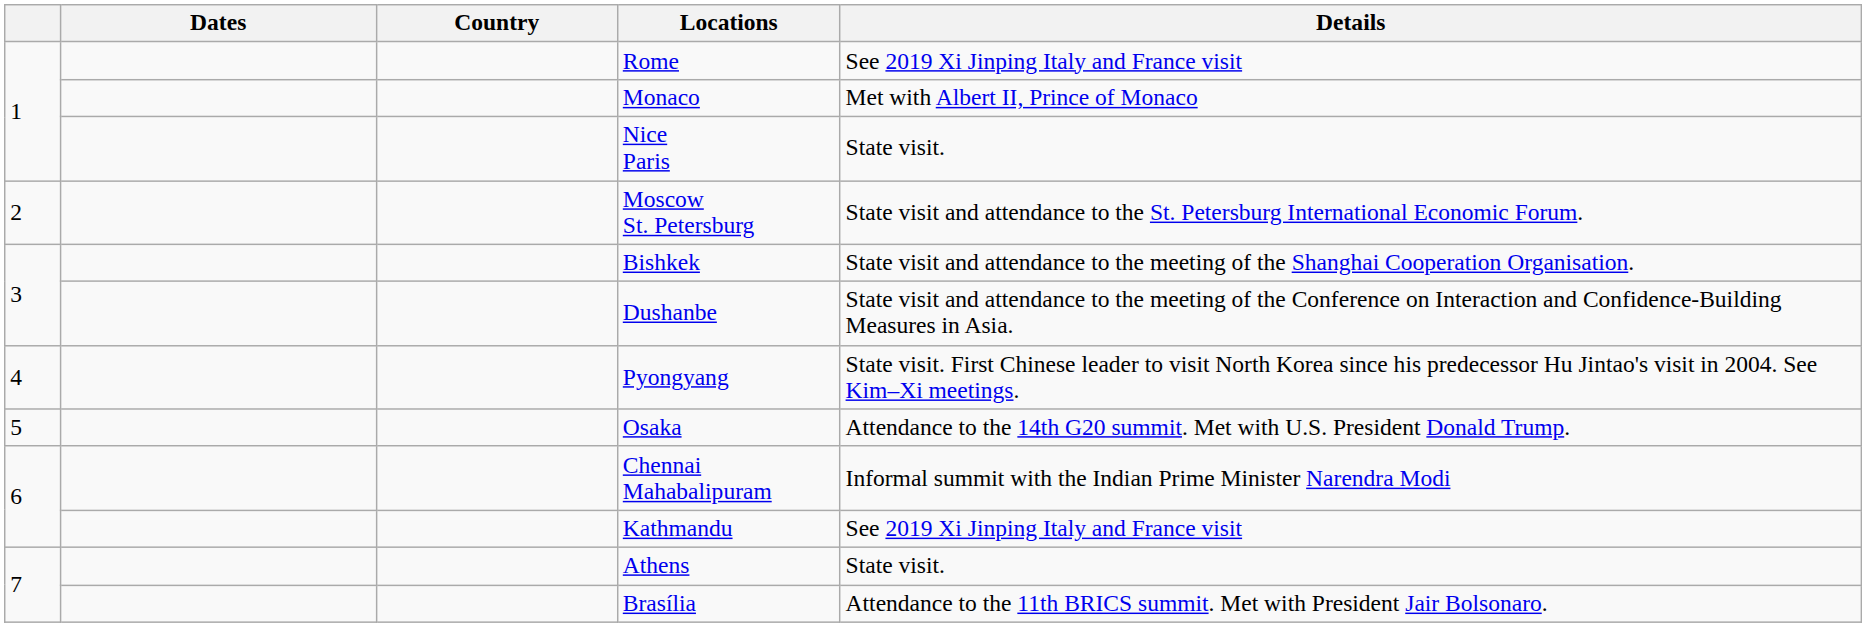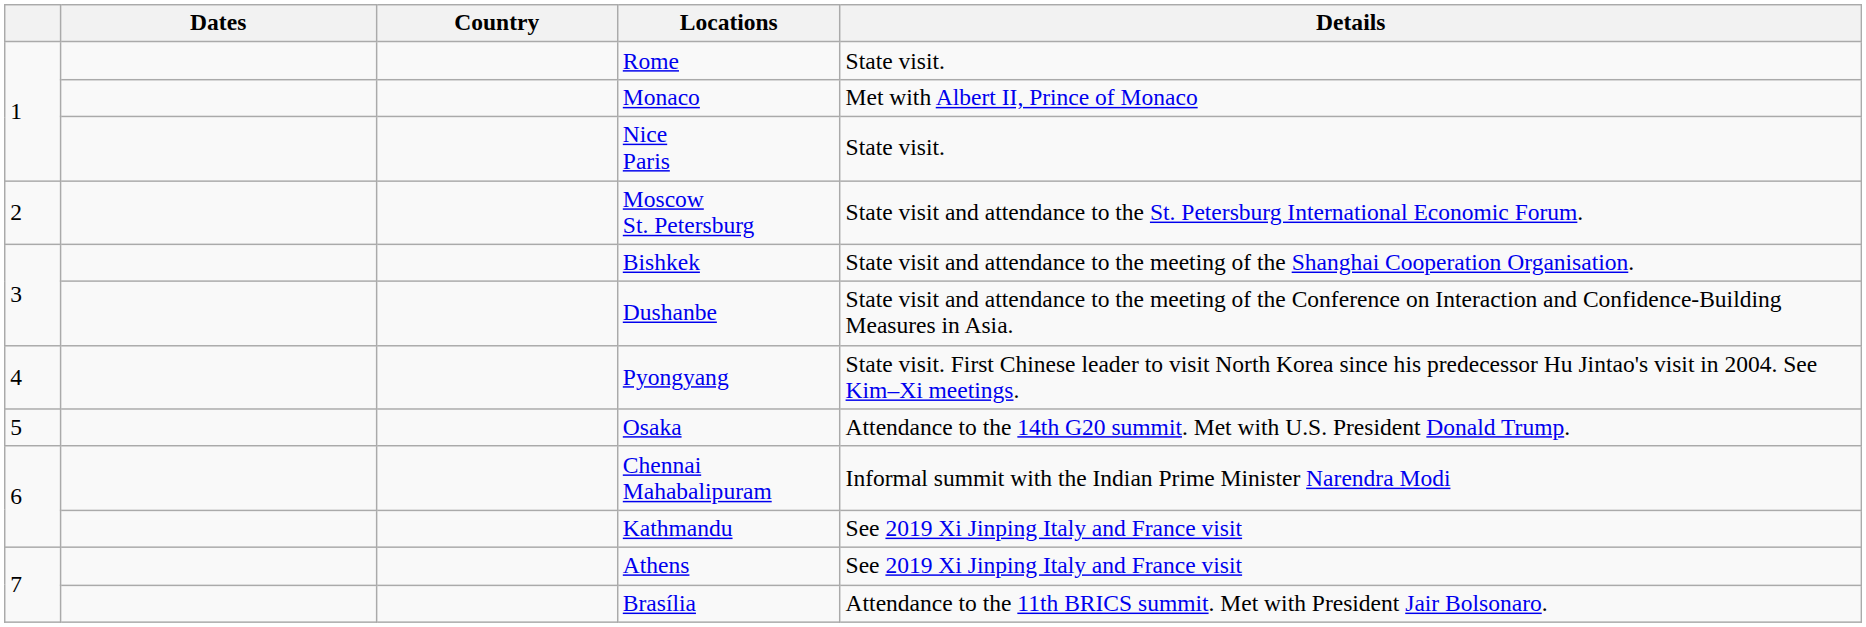(1044, 60) See 2019 Xi Jinping Italy and France visit -> (895, 60) State visit.
(895, 565) State visit. -> (1044, 565) See 2019 Xi Jinping Italy and France visit
